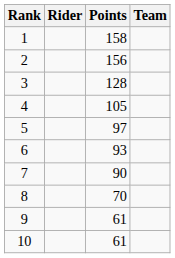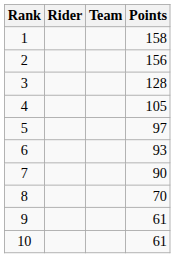columns swapped: (150, 15) <-> (108, 15)
